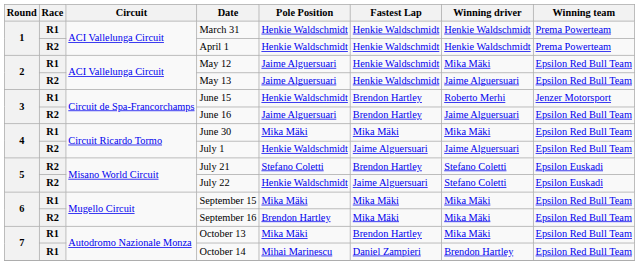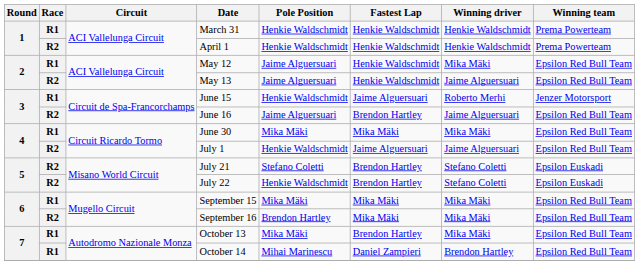(387, 97) Brendon Hartley -> (390, 97) Jaime Alguersuari
(390, 183) Jaime Alguersuari -> (387, 183) Brendon Hartley
